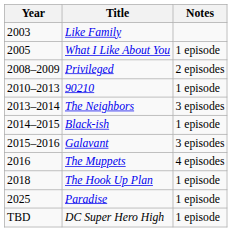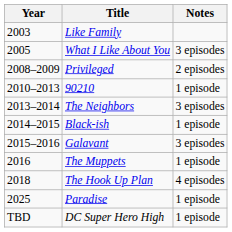(198, 50) 1 episode -> (200, 50) 3 episodes
(200, 161) 4 episodes -> (198, 161) 1 episode
(198, 180) 1 episode -> (200, 180) 4 episodes
